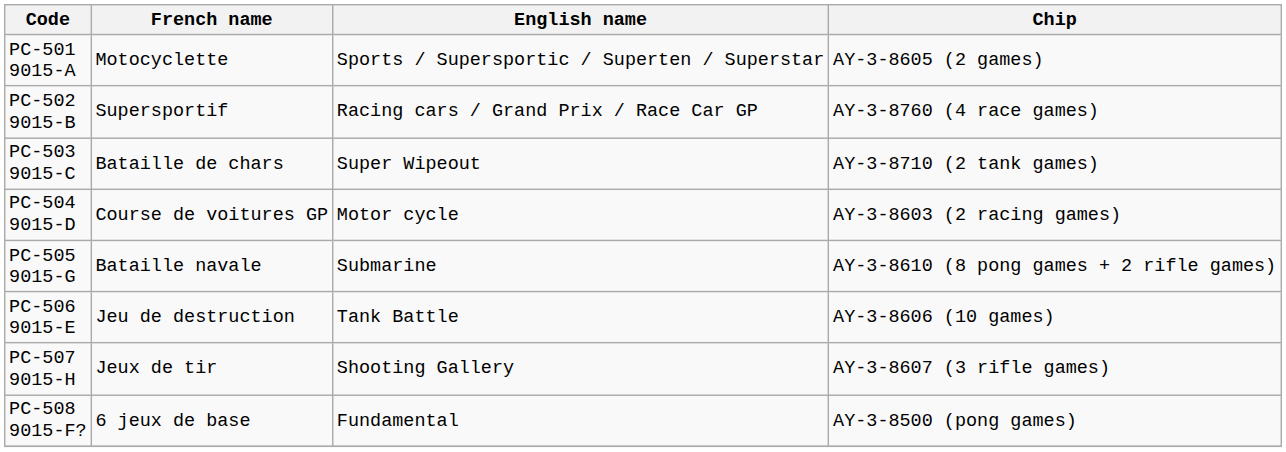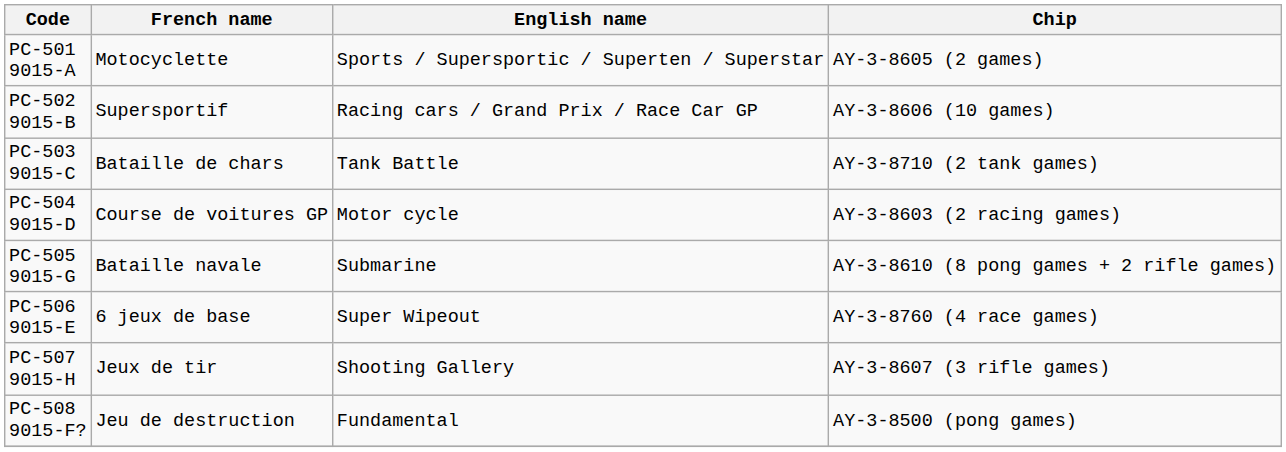(966, 112) AY-3-8760 (4 race games) -> (944, 112) AY-3-8606 (10 games)
(409, 163) Super Wipeout -> (398, 163) Tank Battle
(195, 317) Jeu de destruction -> (173, 317) 6 jeux de base
(398, 317) Tank Battle -> (409, 317) Super Wipeout
(944, 317) AY-3-8606 (10 games) -> (966, 317) AY-3-8760 (4 race games)
(173, 420) 6 jeux de base -> (195, 420) Jeu de destruction
